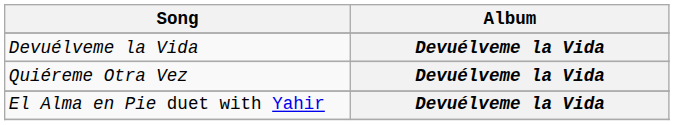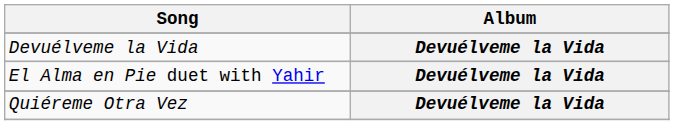rows swapped: (167, 105) <-> (98, 76)
